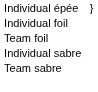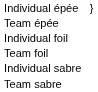+ row: (31, 23)
